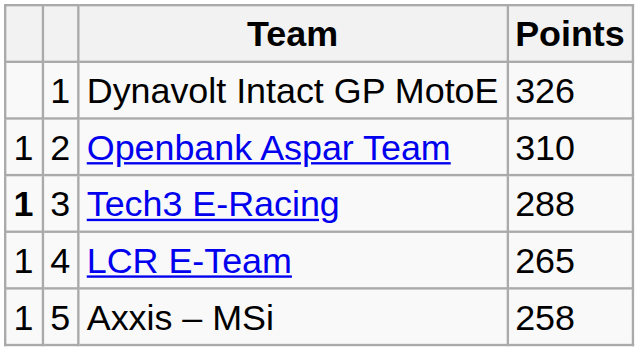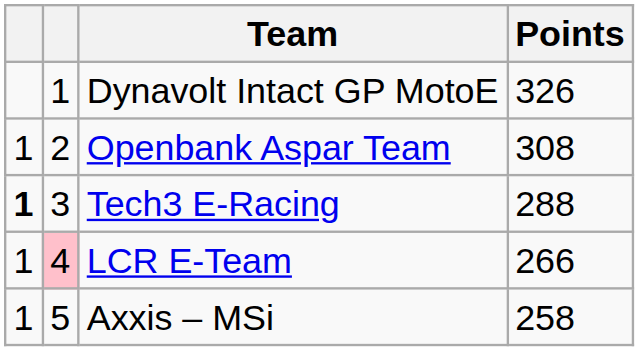(545, 147) 310 -> (545, 147) 308
(60, 261) no background -> (60, 261) pink background
(545, 261) 265 -> (545, 261) 266
